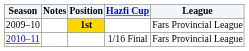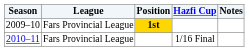columns swapped: (198, 11) <-> (55, 11)
